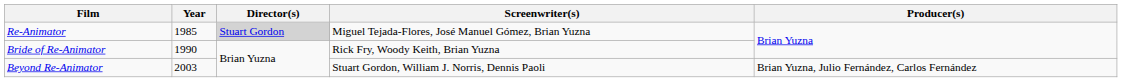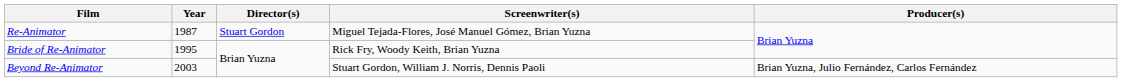(186, 31) 1985 -> (186, 31) 1987
(252, 31) lightgrey background -> (252, 31) no background
(186, 49) 1990 -> (186, 49) 1995
